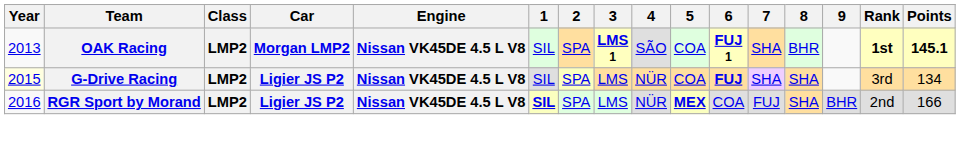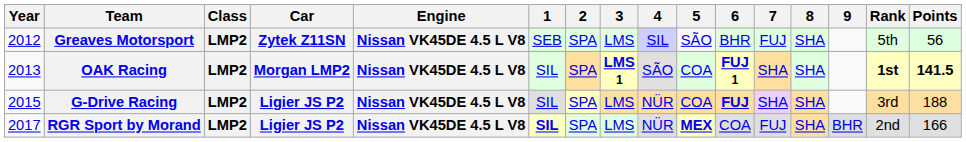+ row: (124, 40)
(804, 48) BHR -> (810, 71) SHA
(929, 48) 145.1 -> (935, 71) 141.5
(24, 79) lightyellow background -> (24, 102) no background
(929, 79) 134 -> (935, 102) 188
(24, 102) 2016 -> (24, 126) 2017
